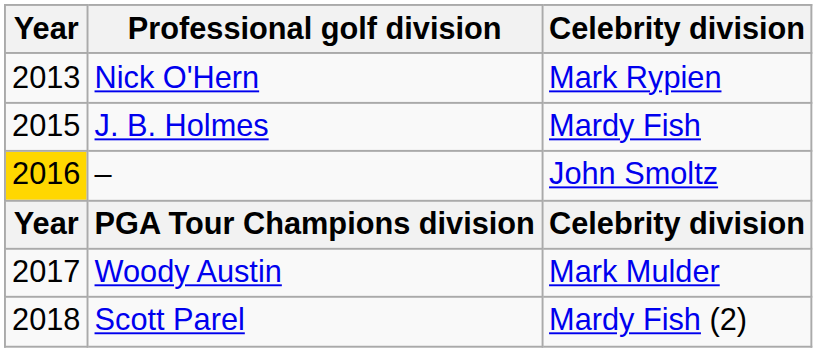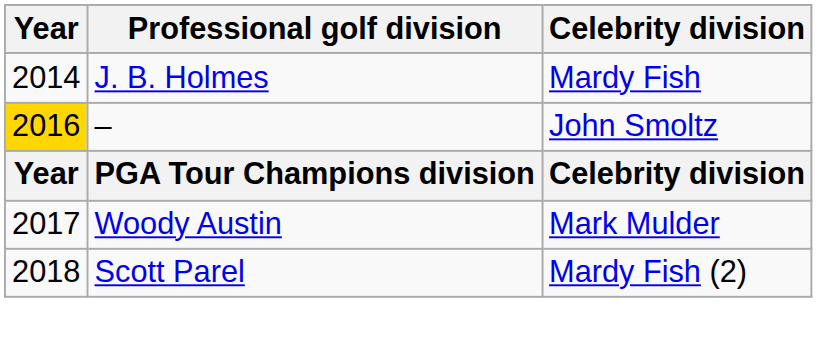- row: (177, 77)
(46, 126) 2015 -> (46, 77) 2014
